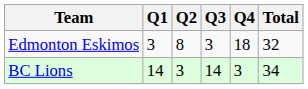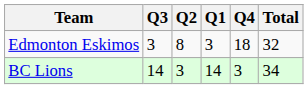columns swapped: (157, 17) <-> (215, 17)
